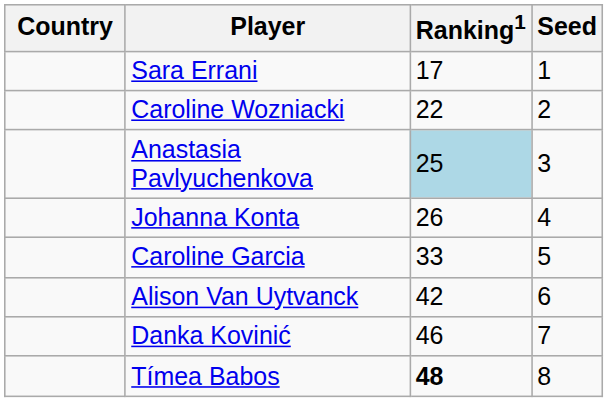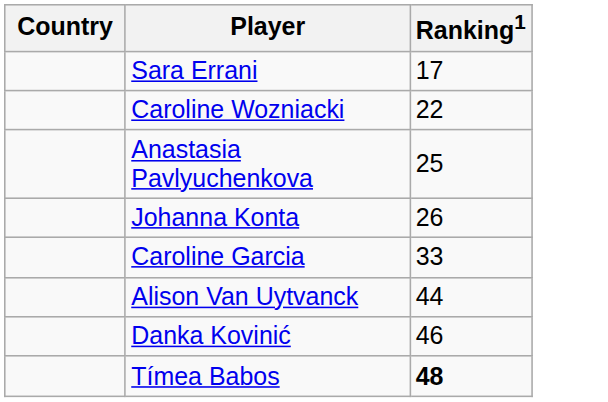- column: (567, 27)
(430, 163) lightblue background -> (430, 163) no background
(430, 296) 42 -> (430, 296) 44
